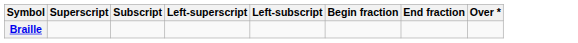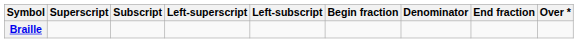+ column: (436, 12)
